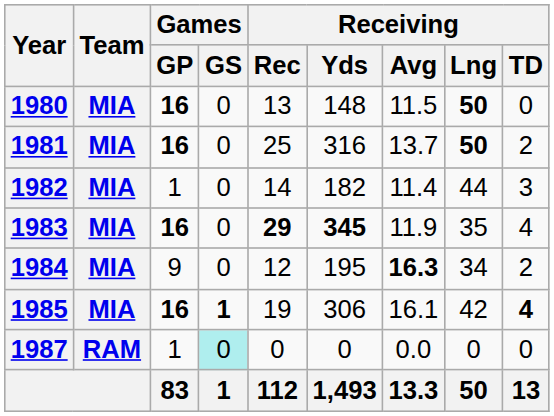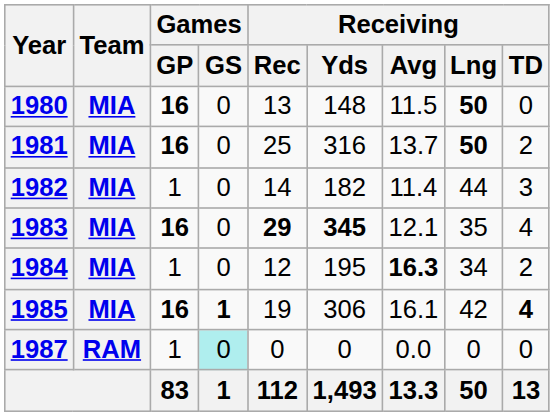(413, 227) 11.9 -> (413, 227) 12.1
(175, 268) 9 -> (175, 268) 1
